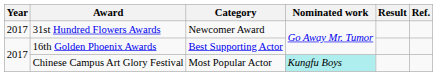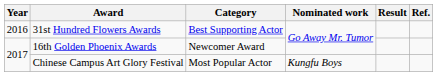(17, 29) 2017 -> (17, 29) 2016
(226, 29) Newcomer Award -> (236, 29) Best Supporting Actor
(236, 46) Best Supporting Actor -> (226, 46) Newcomer Award
(315, 63) paleturquoise background -> (315, 63) no background
